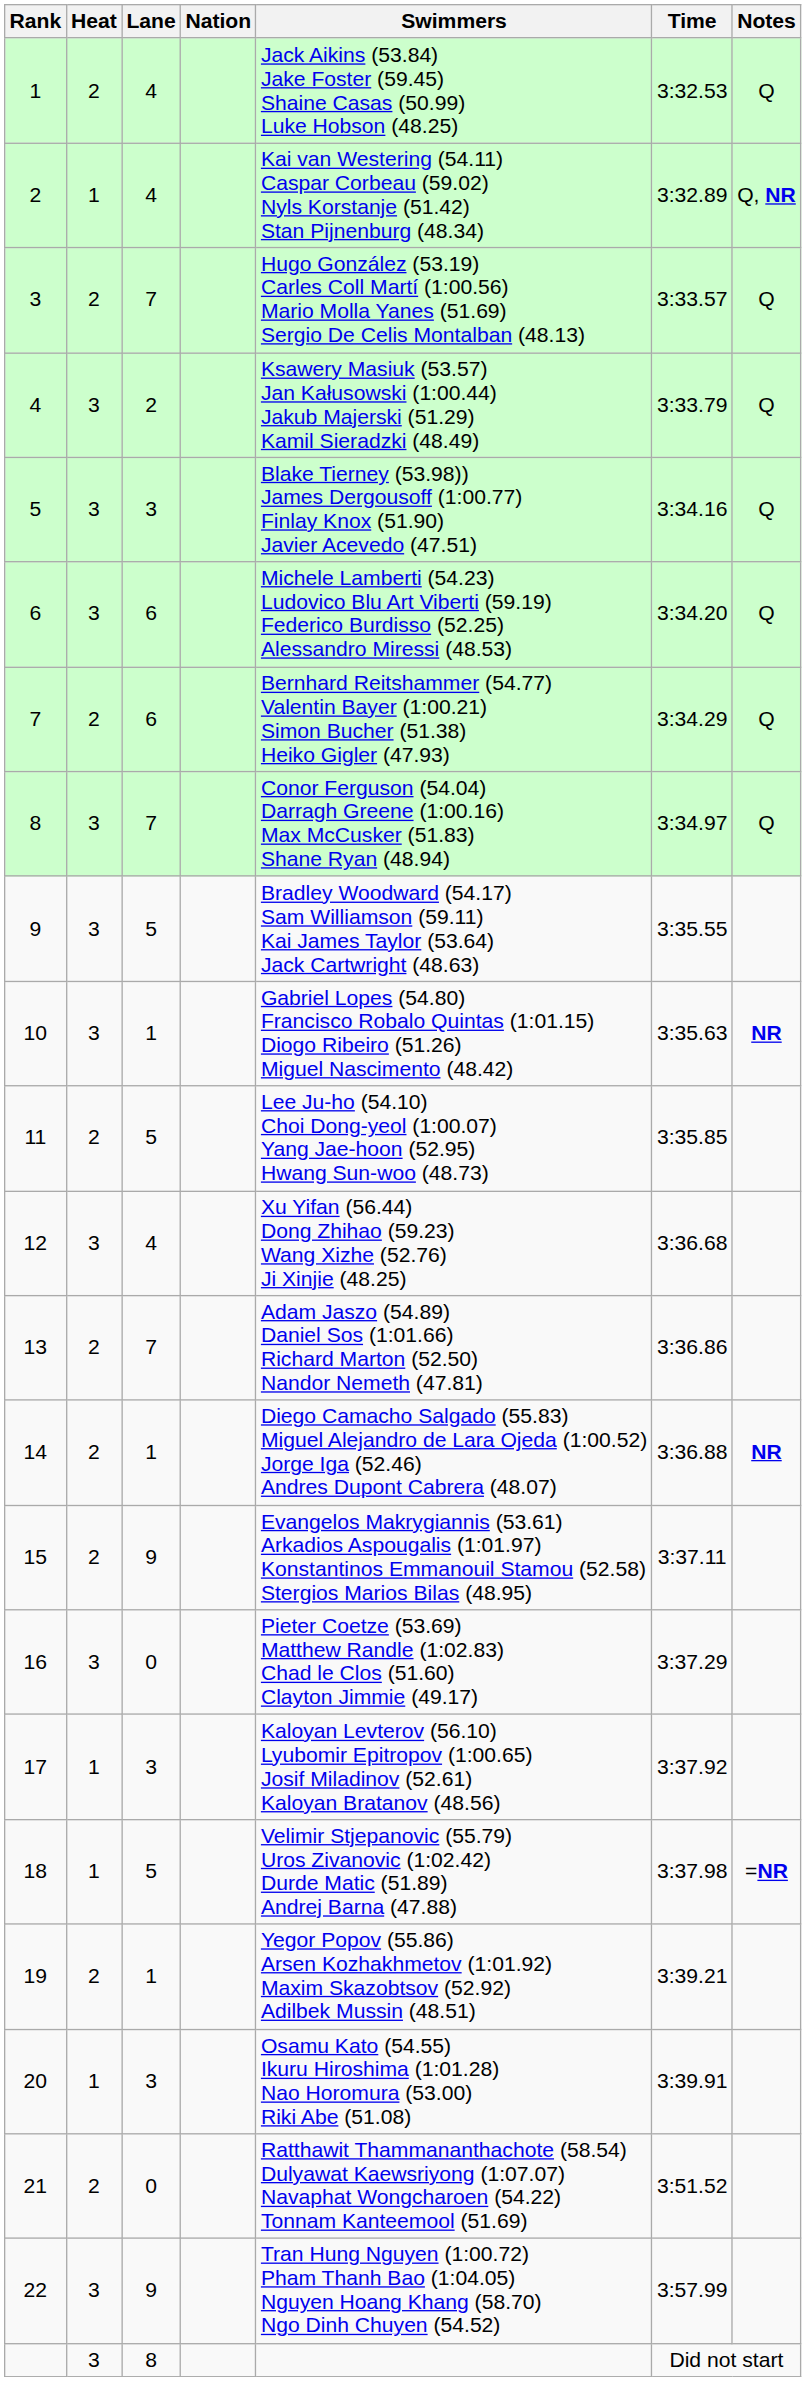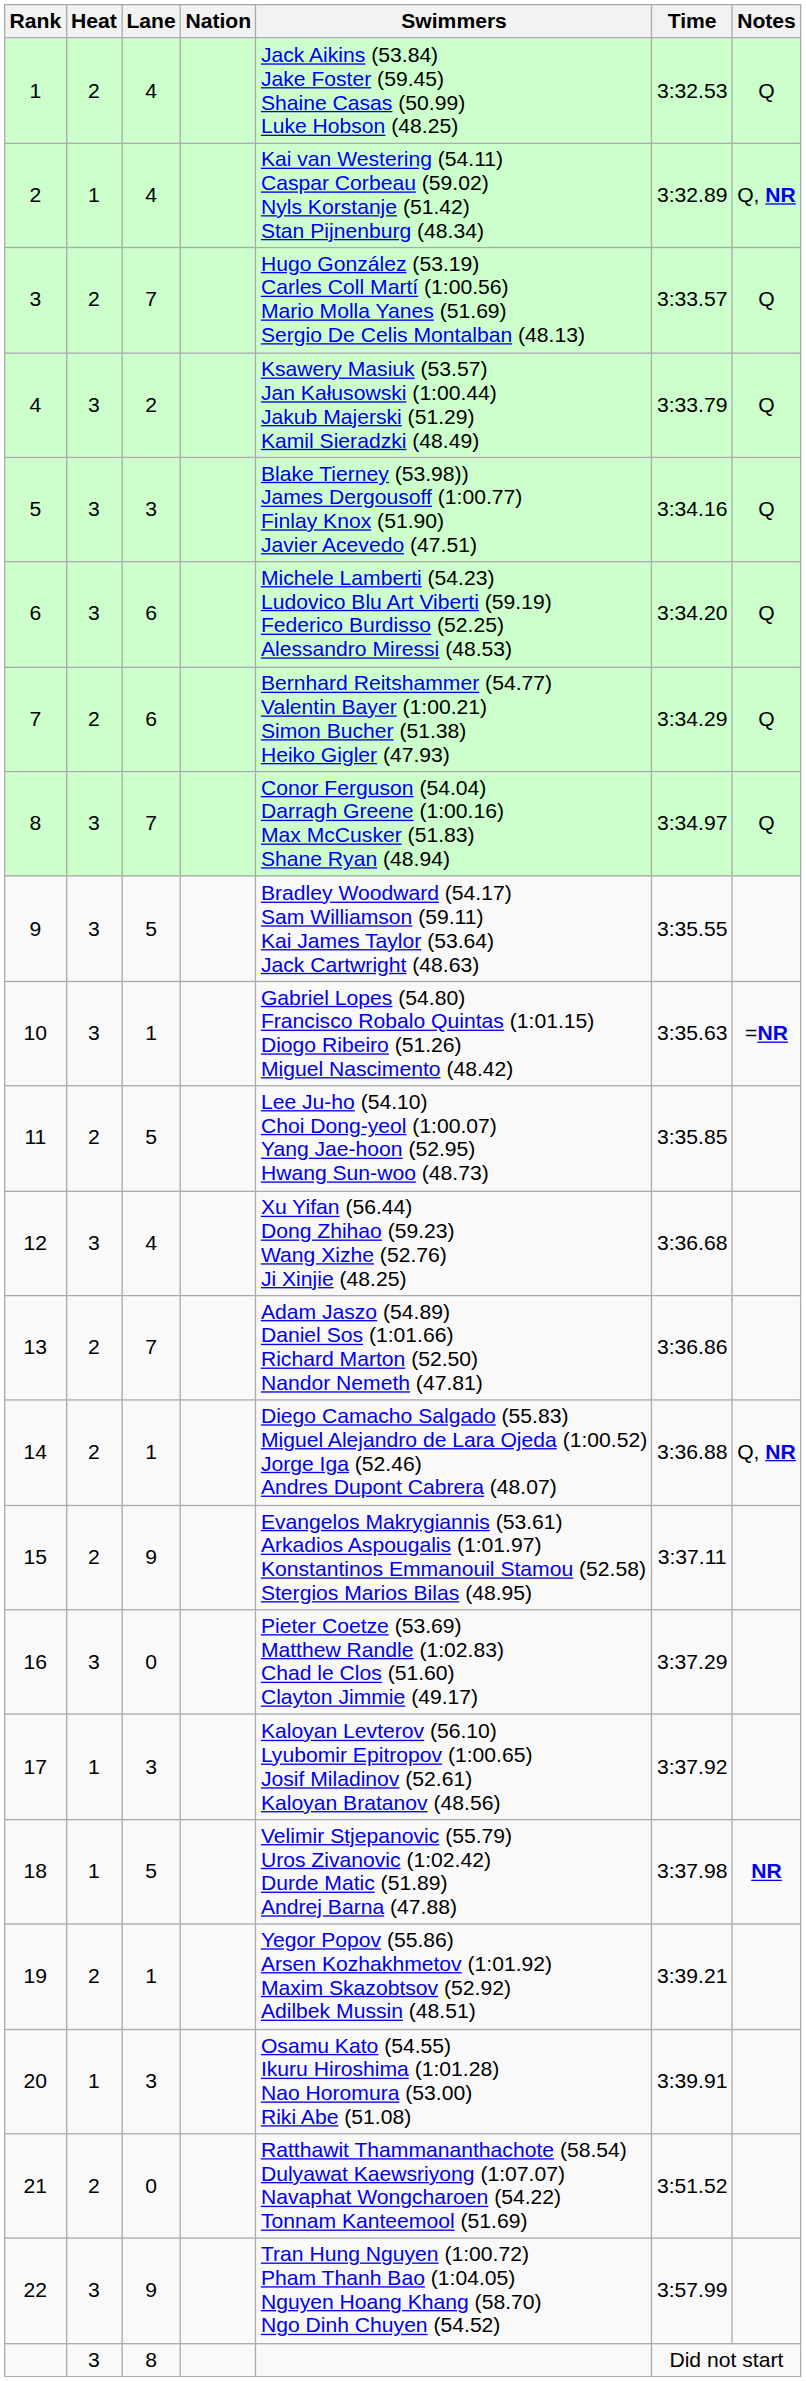(766, 1033) NR -> (766, 1033) =NR
(766, 1452) NR -> (766, 1452) Q, NR
(766, 1871) =NR -> (766, 1871) NR
